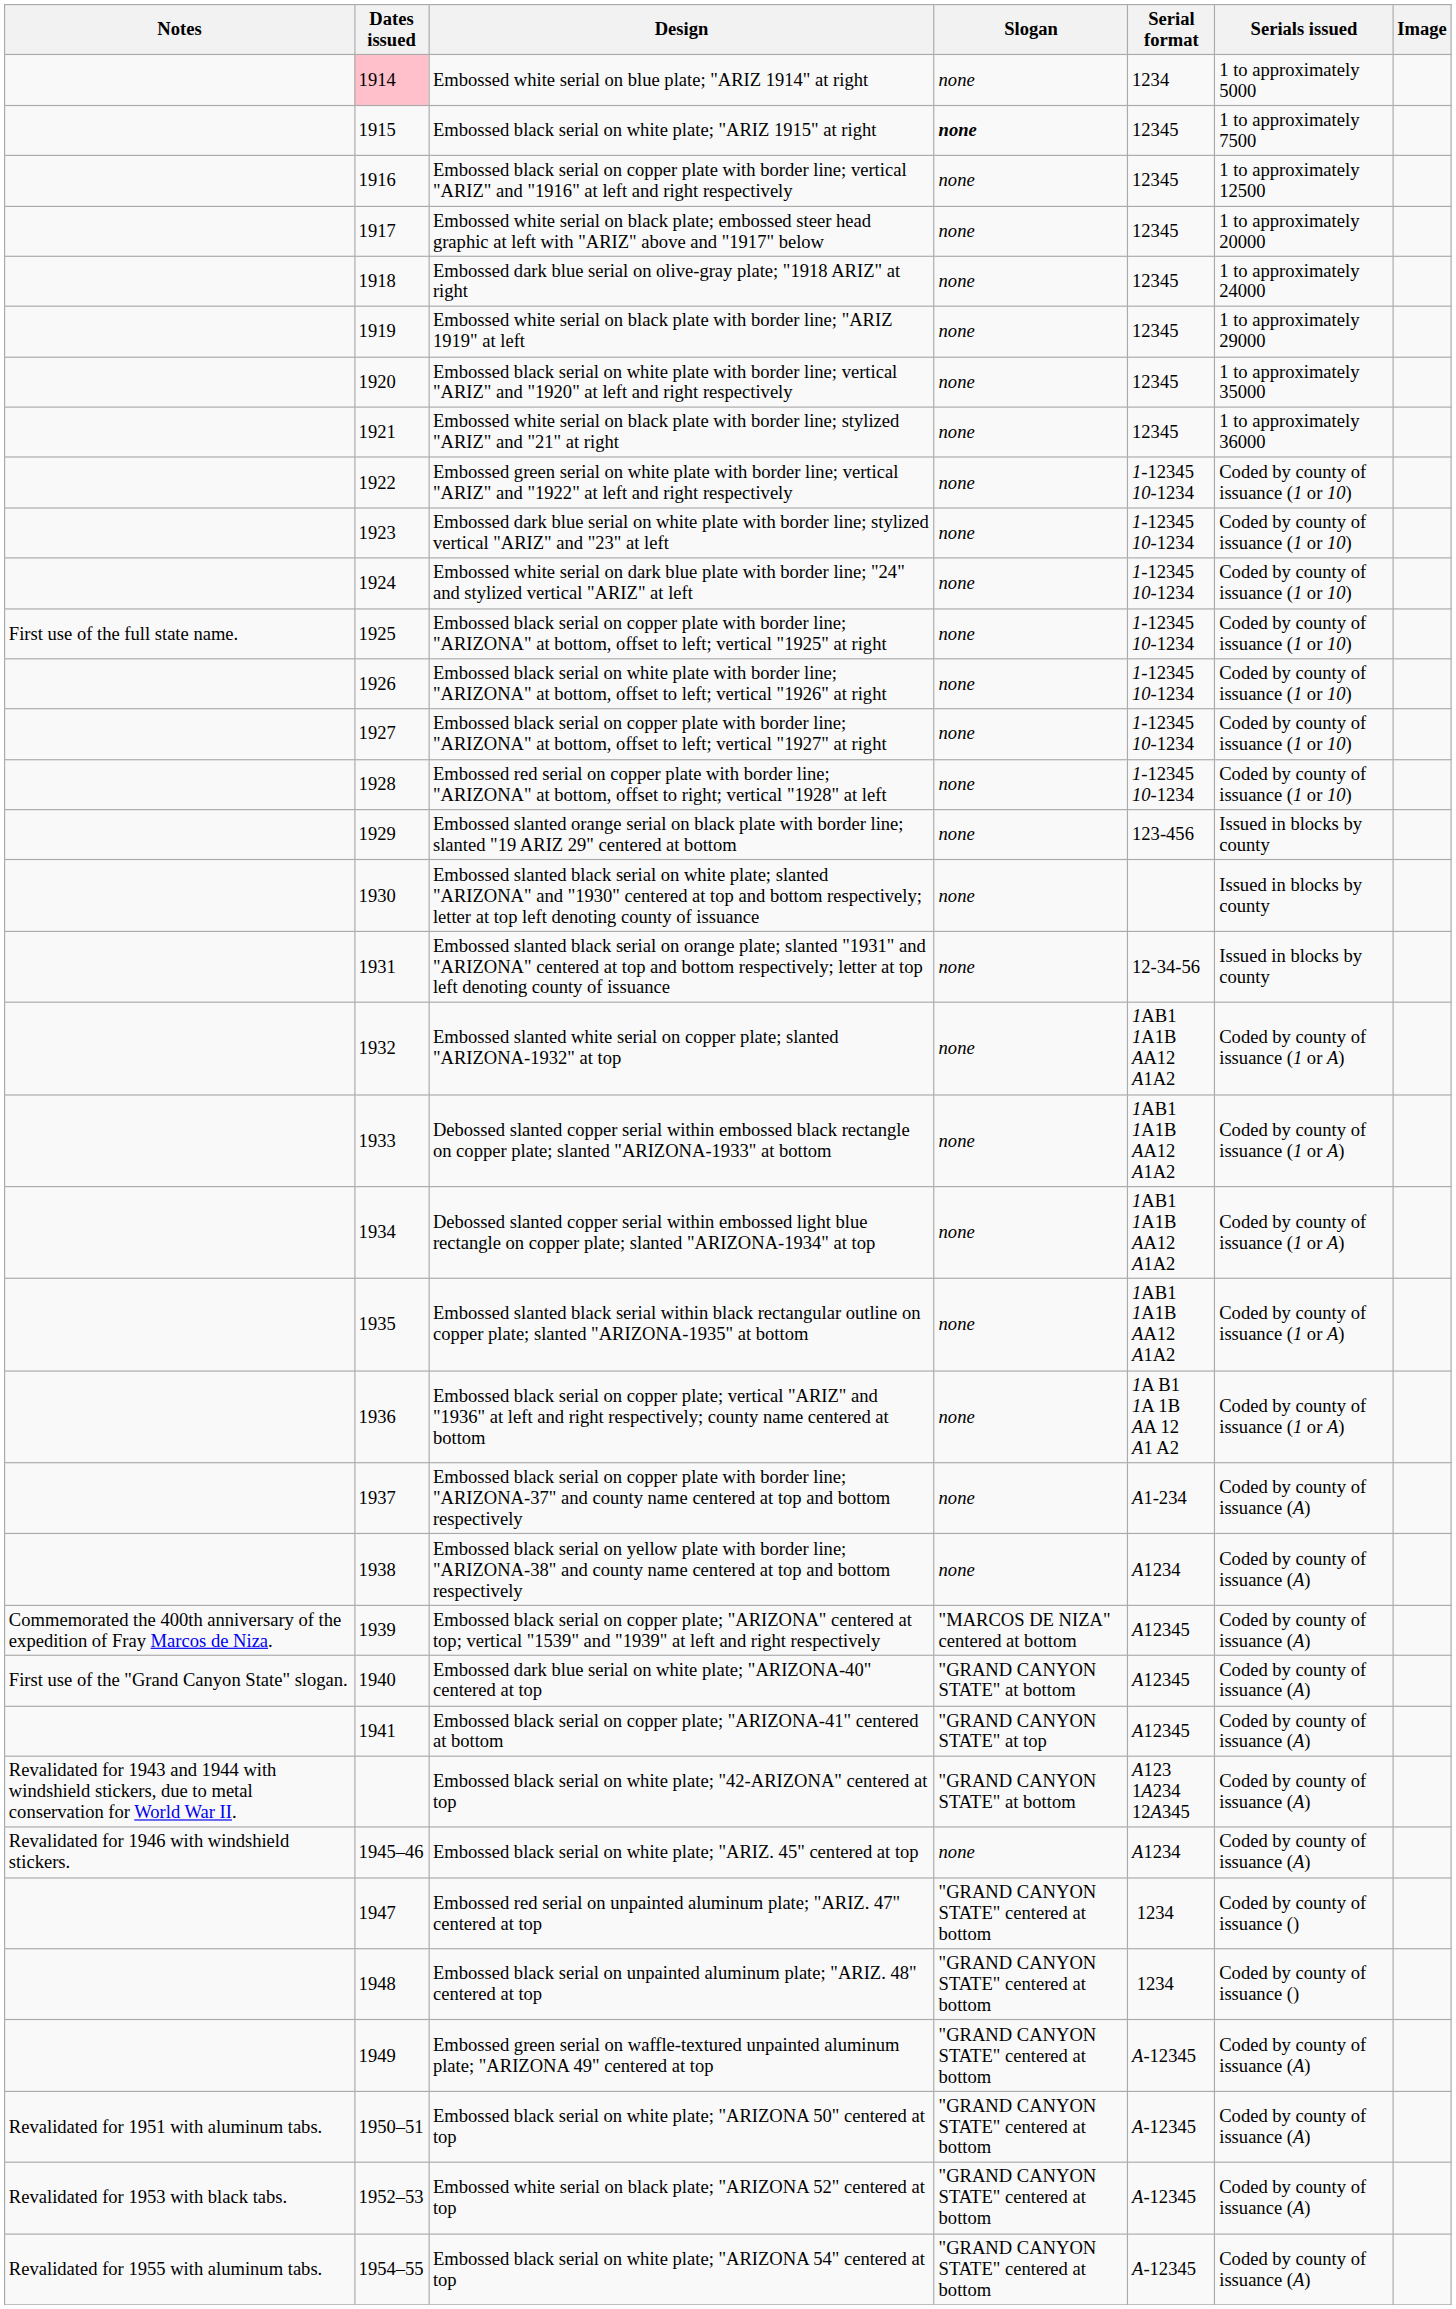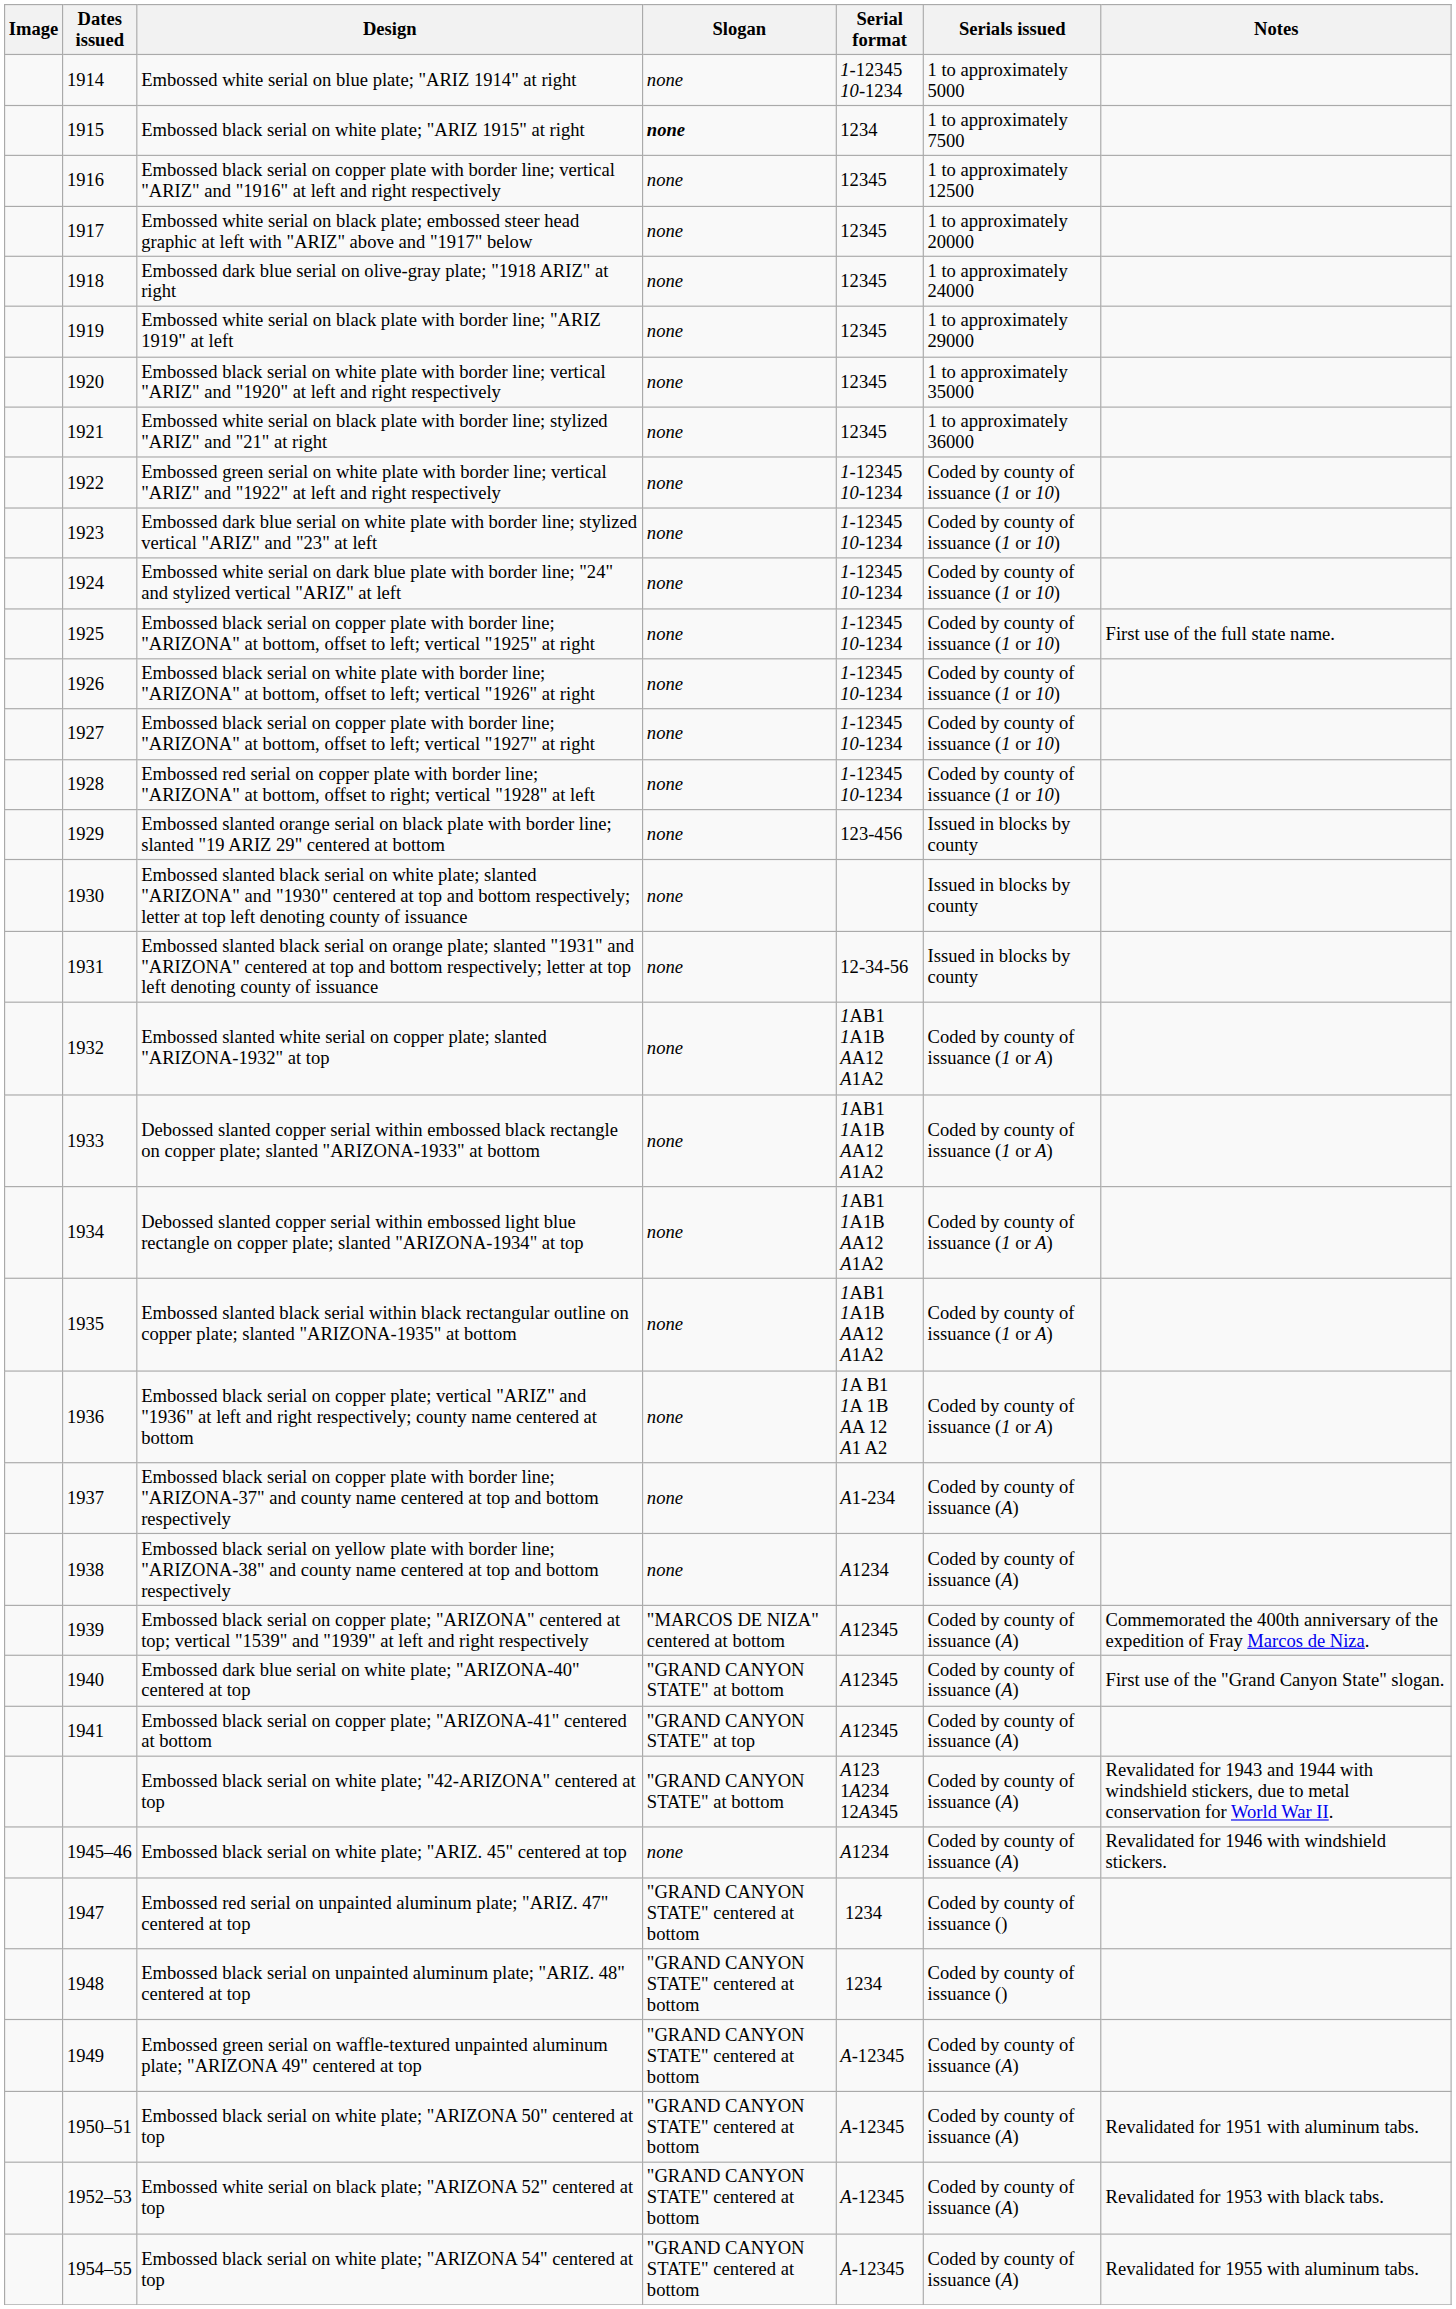columns swapped: (1422, 29) <-> (179, 29)
(377, 79) pink background -> (85, 79) no background
(1151, 79) 1234 -> (871, 79) 1-12345 10-1234
(1155, 130) 12345 -> (859, 130) 1234
